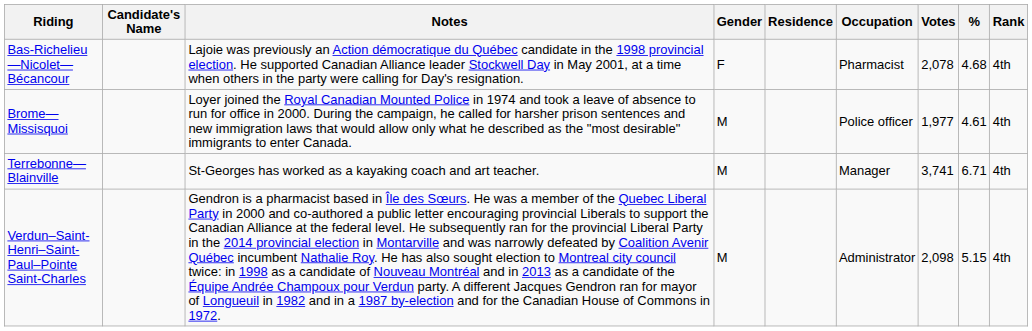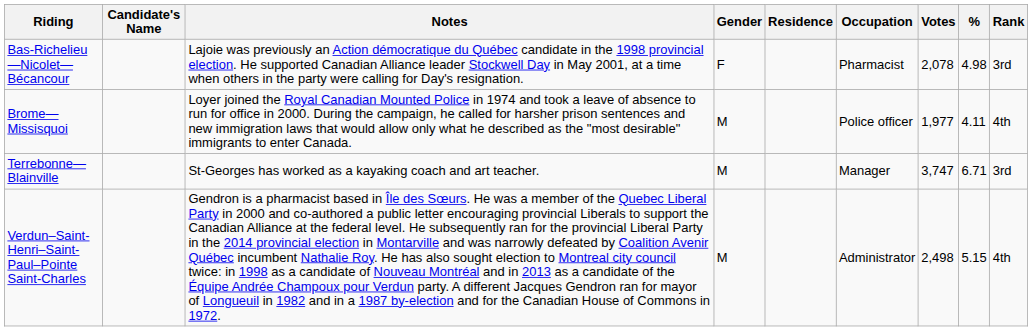(974, 64) 4.68 -> (974, 64) 4.98
(1002, 64) 4th -> (1002, 64) 3rd
(974, 121) 4.61 -> (974, 121) 4.11
(937, 171) 3,741 -> (937, 171) 3,747
(1002, 171) 4th -> (1002, 171) 3rd
(937, 257) 2,098 -> (937, 257) 2,498
